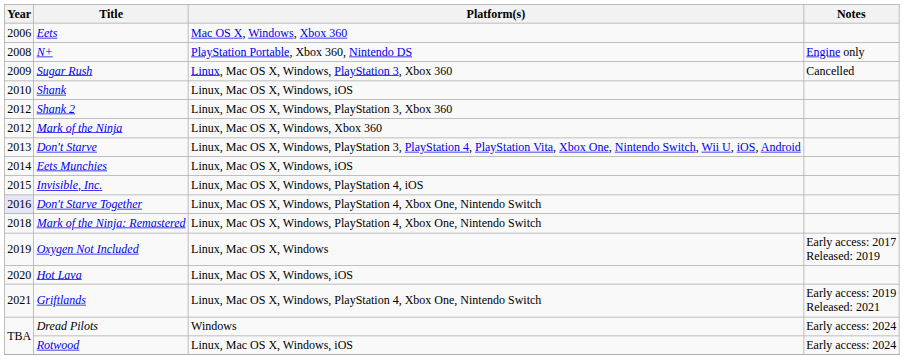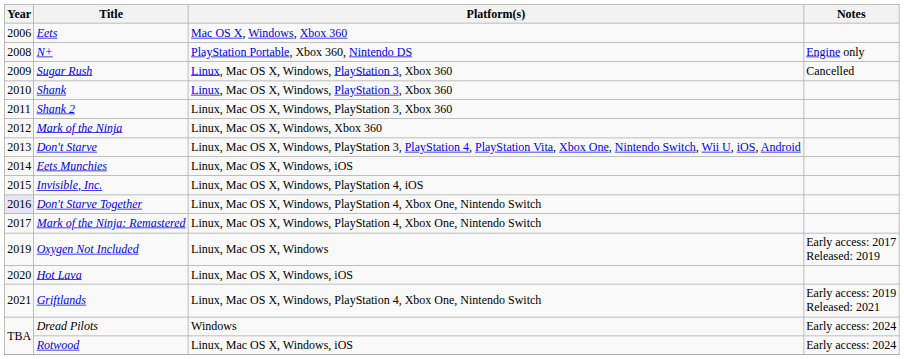(272, 90) Linux, Mac OS X, Windows, iOS -> (322, 90) Linux, Mac OS X, Windows, PlayStation 3, Xbox 360
(19, 109) 2012 -> (19, 109) 2011
(19, 223) 2018 -> (19, 223) 2017
